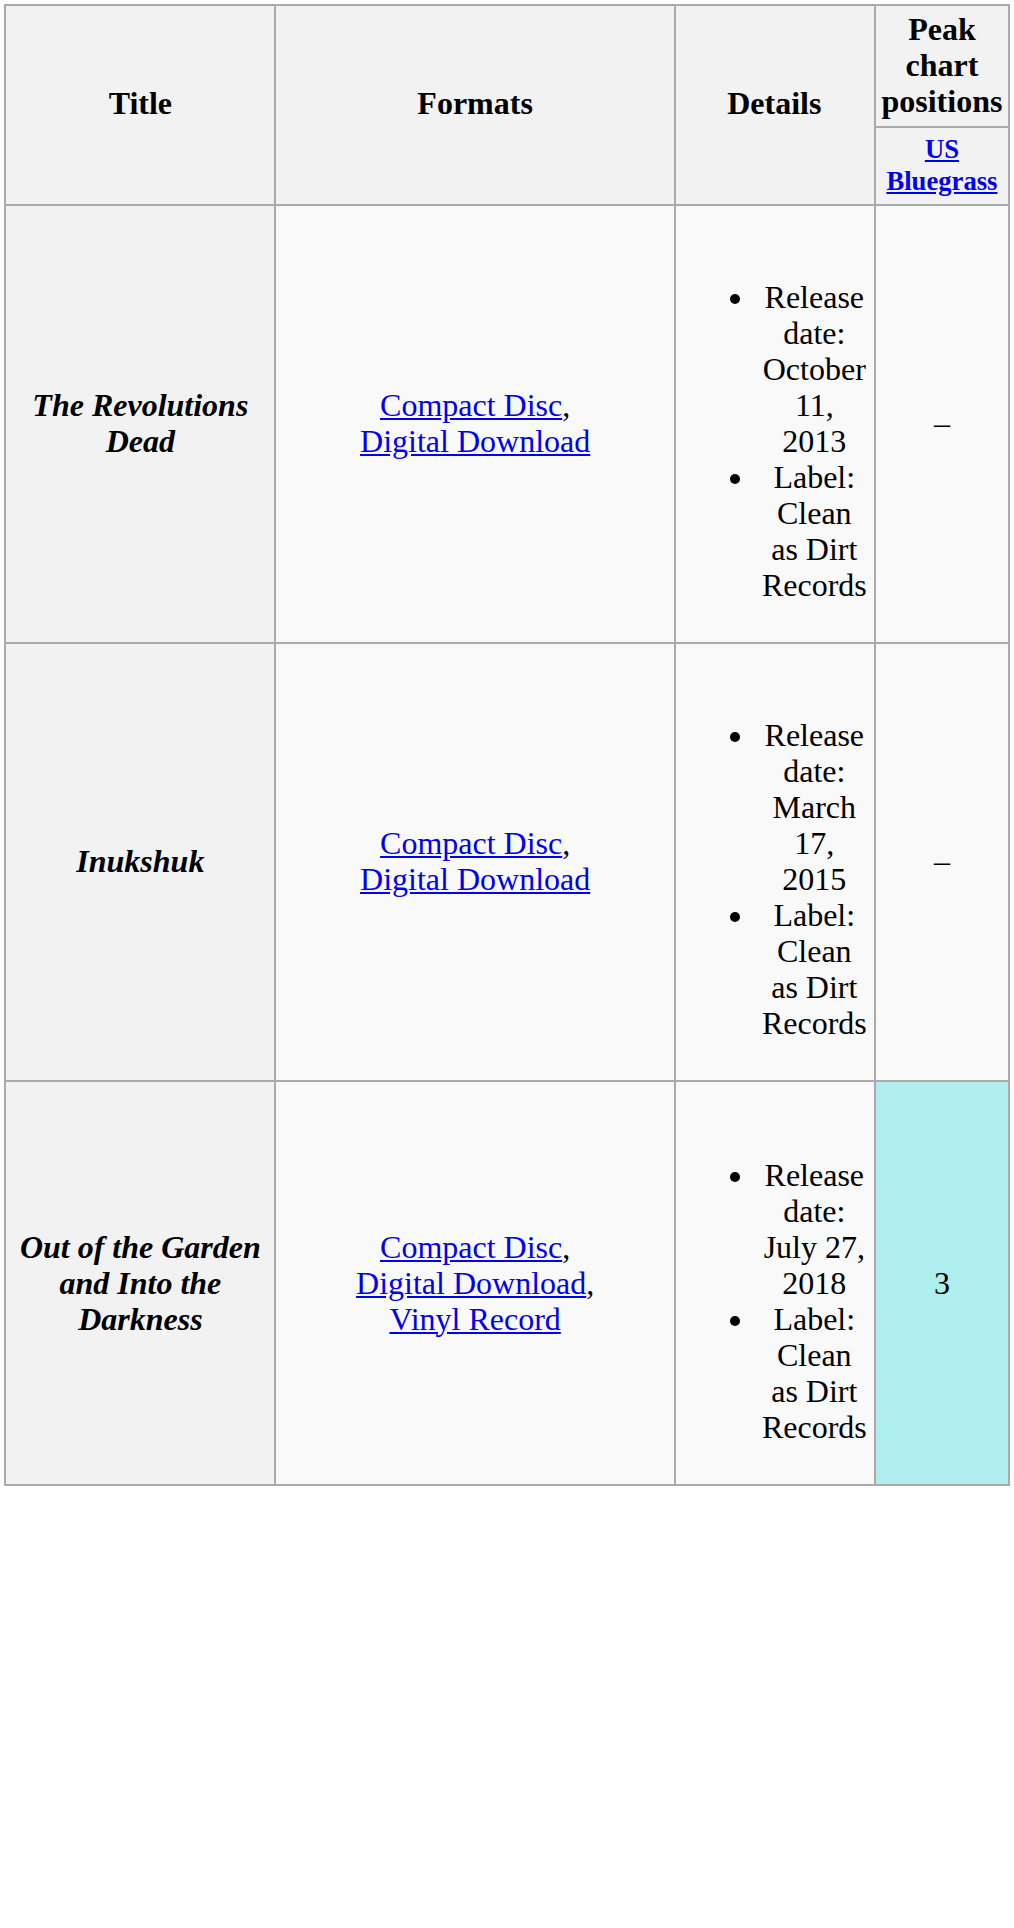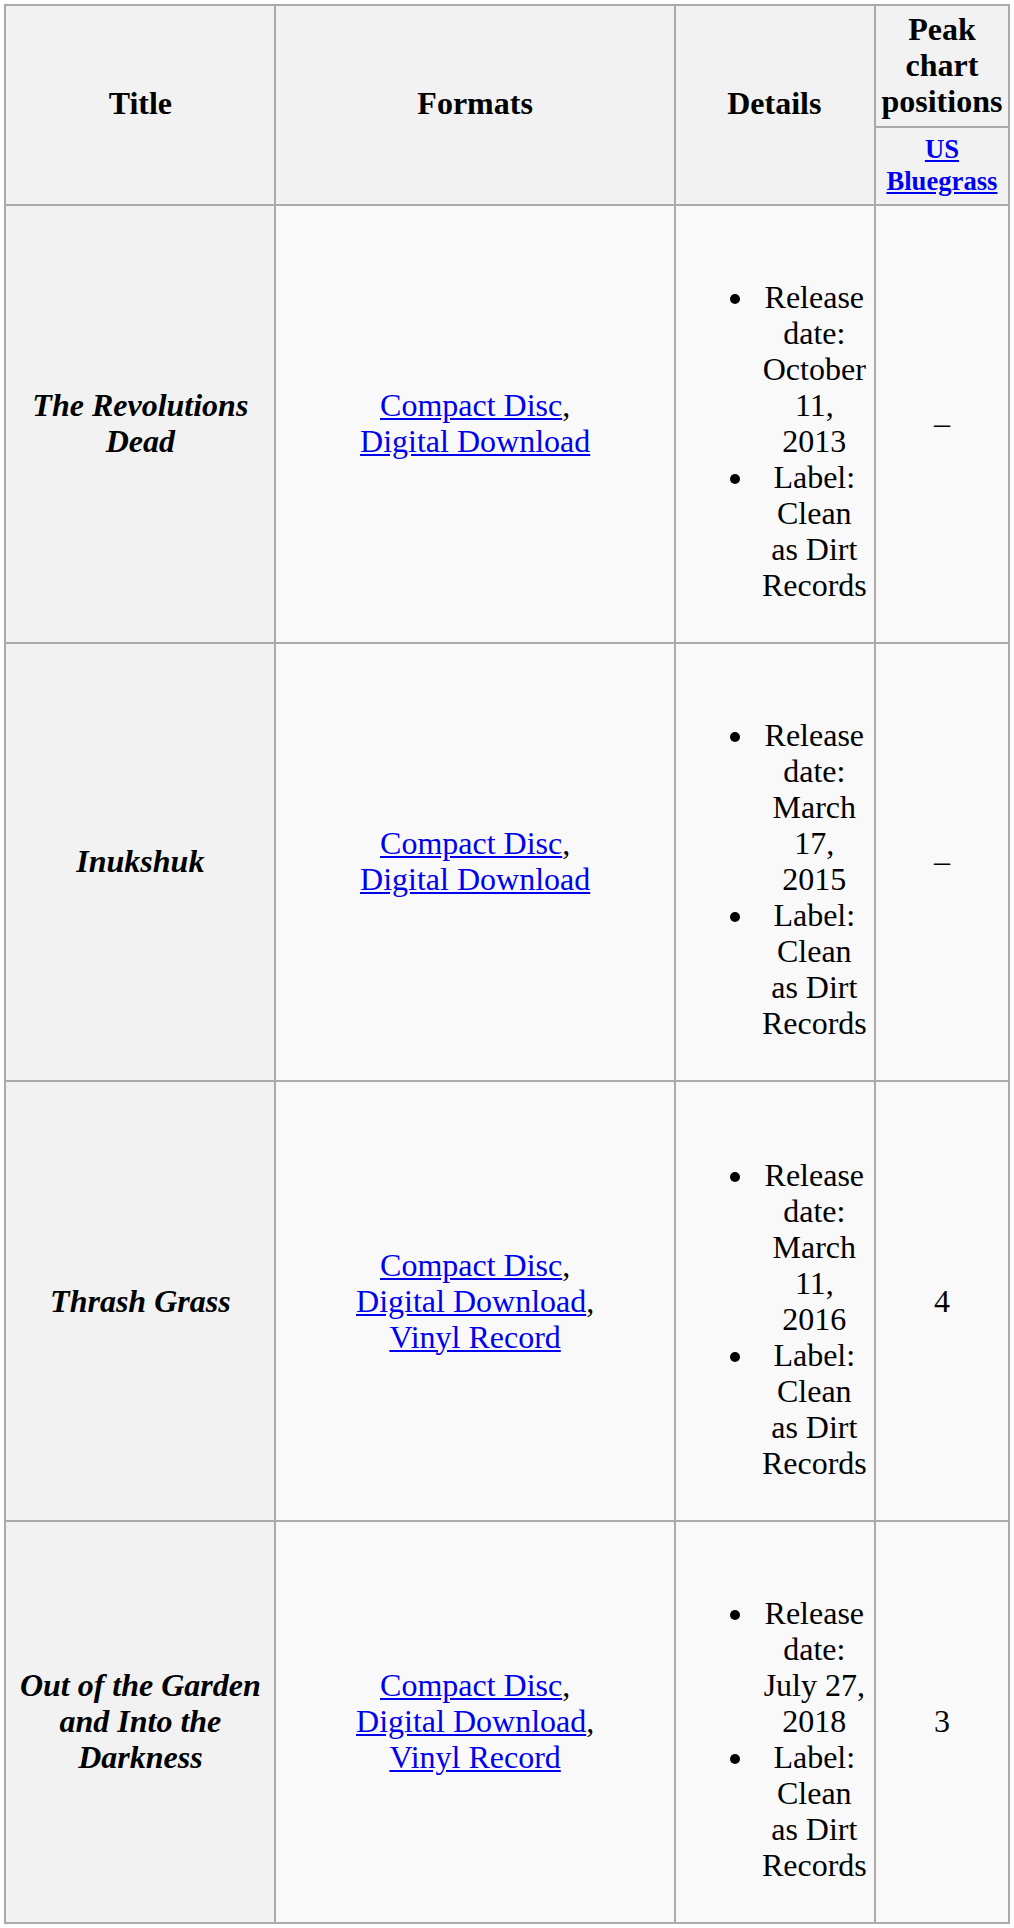+ row: (140, 1300)
(942, 1282) paleturquoise background -> (942, 1721) no background
